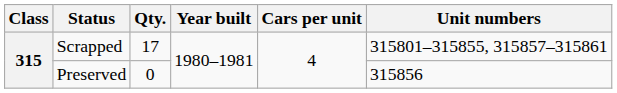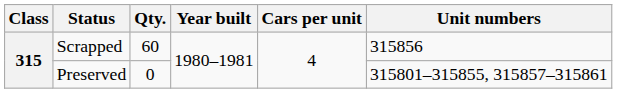(150, 46) 17 -> (150, 46) 60
(489, 46) 315801–315855, 315857–315861 -> (396, 46) 315856
(396, 74) 315856 -> (489, 74) 315801–315855, 315857–315861
